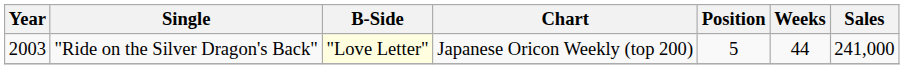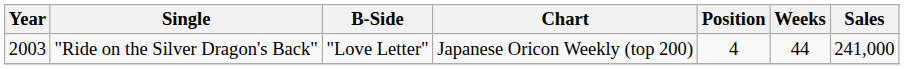(378, 48) lightyellow background -> (378, 48) no background
(734, 48) 5 -> (734, 48) 4
